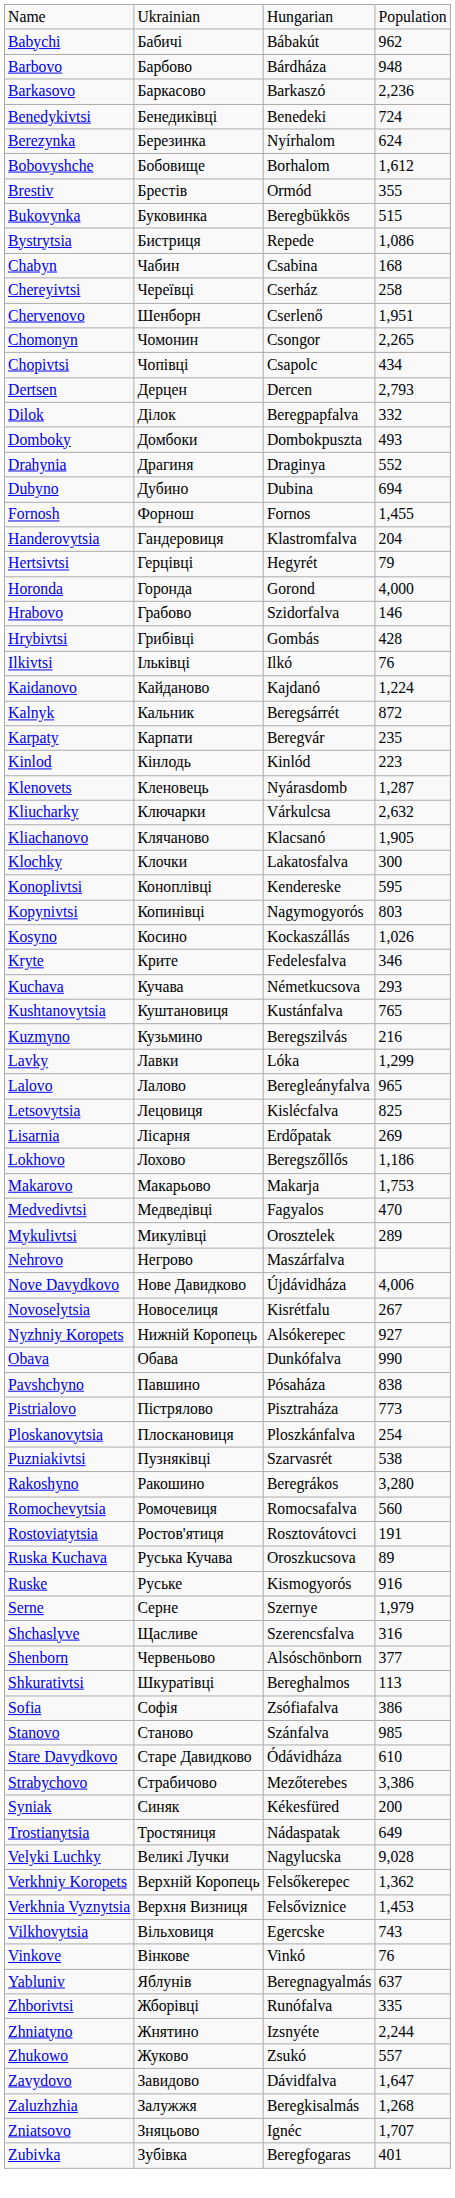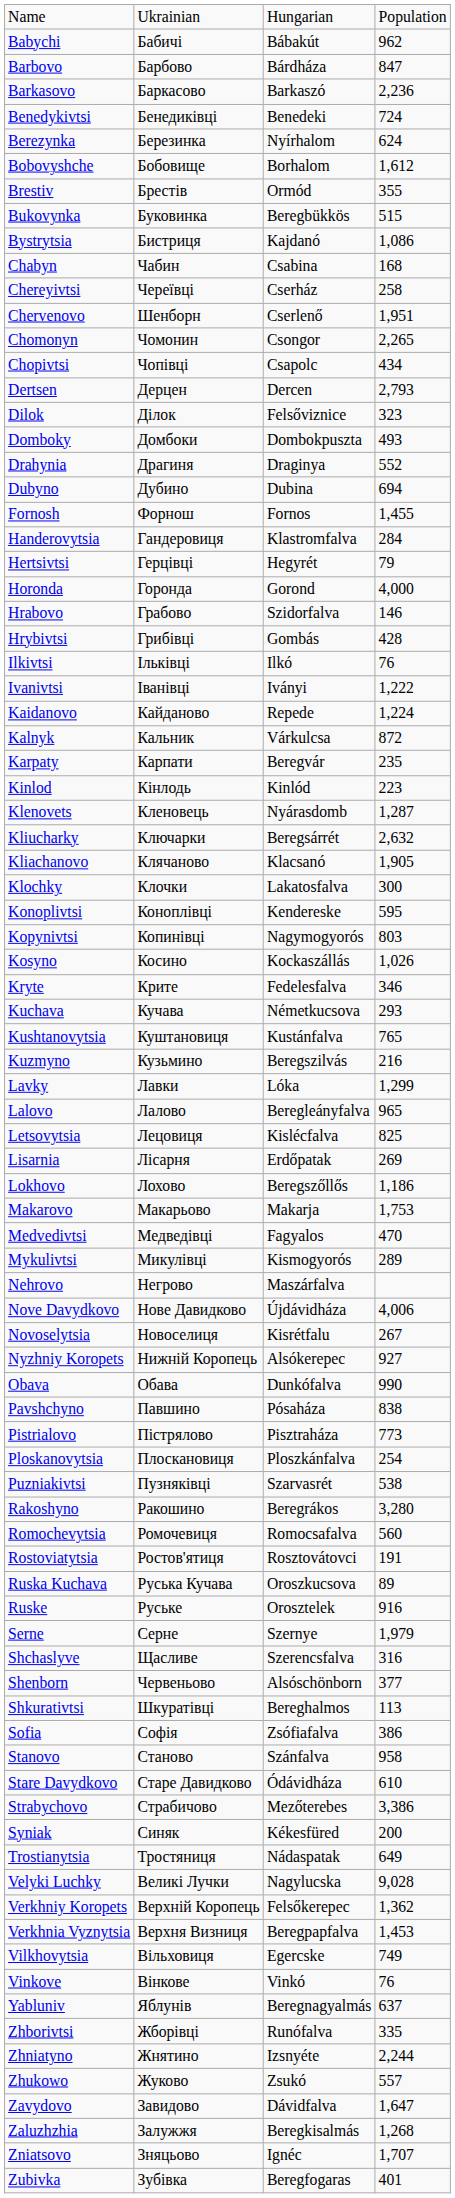(390, 66) 948 -> (390, 66) 847
(290, 240) Repede -> (293, 240) Kajdanó
(313, 414) Beregpapfalva -> (307, 414) Felsőviznice
(390, 414) 332 -> (390, 414) 323
(390, 539) 204 -> (390, 539) 284
+ row: (36, 688)
(293, 688) Kajdanó -> (290, 713) Repede
(303, 713) Beregsárrét -> (299, 738) Várkulcsa
(299, 812) Várkulcsa -> (303, 837) Beregsárrét
(301, 1235) Orosztelek -> (309, 1260) Kismogyorós
(309, 1583) Kismogyorós -> (301, 1608) Orosztelek
(390, 1732) 985 -> (390, 1757) 958
(307, 1906) Felsőviznice -> (313, 1931) Beregpapfalva
(390, 1931) 743 -> (390, 1956) 749
